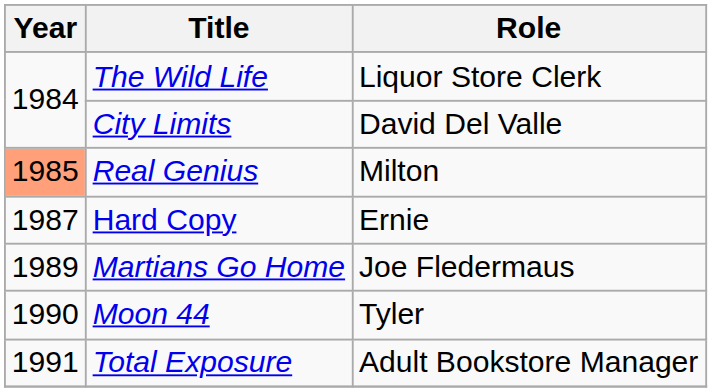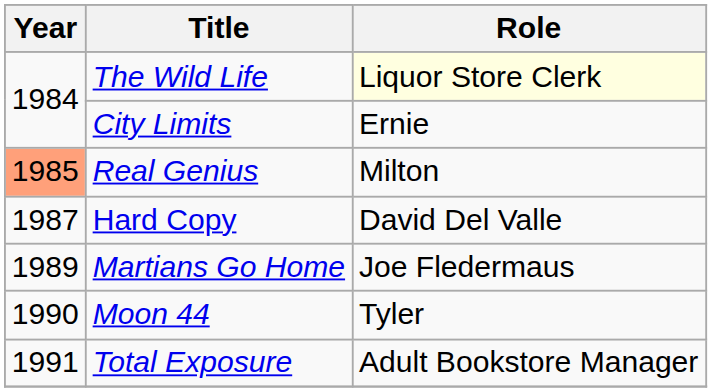(480, 76) no background -> (480, 76) lightyellow background
(461, 123) David Del Valle -> (394, 123) Ernie
(394, 219) Ernie -> (461, 219) David Del Valle
